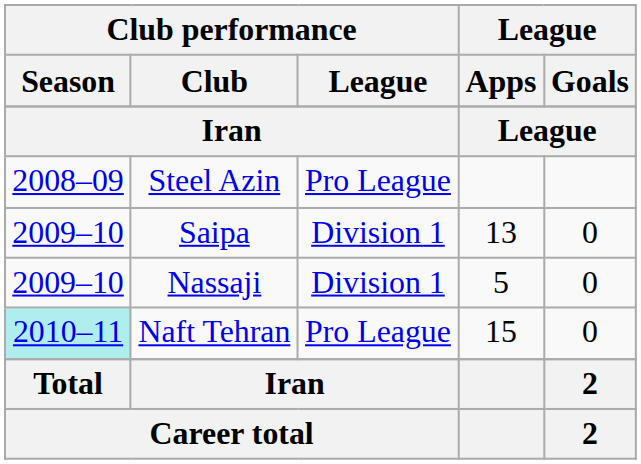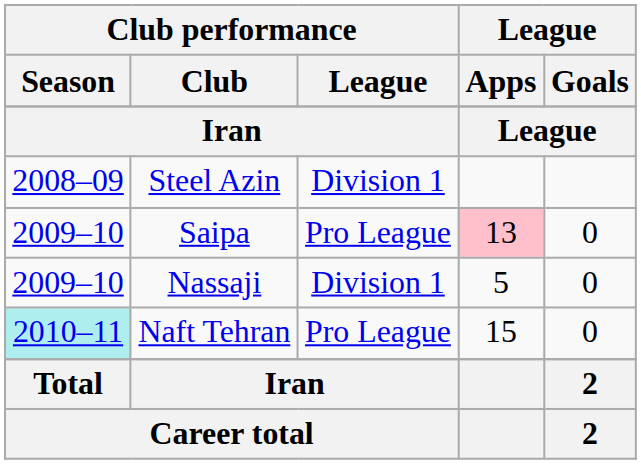(378, 181) Pro League -> (378, 181) Division 1
(378, 231) Division 1 -> (378, 231) Pro League
(501, 231) no background -> (501, 231) pink background
